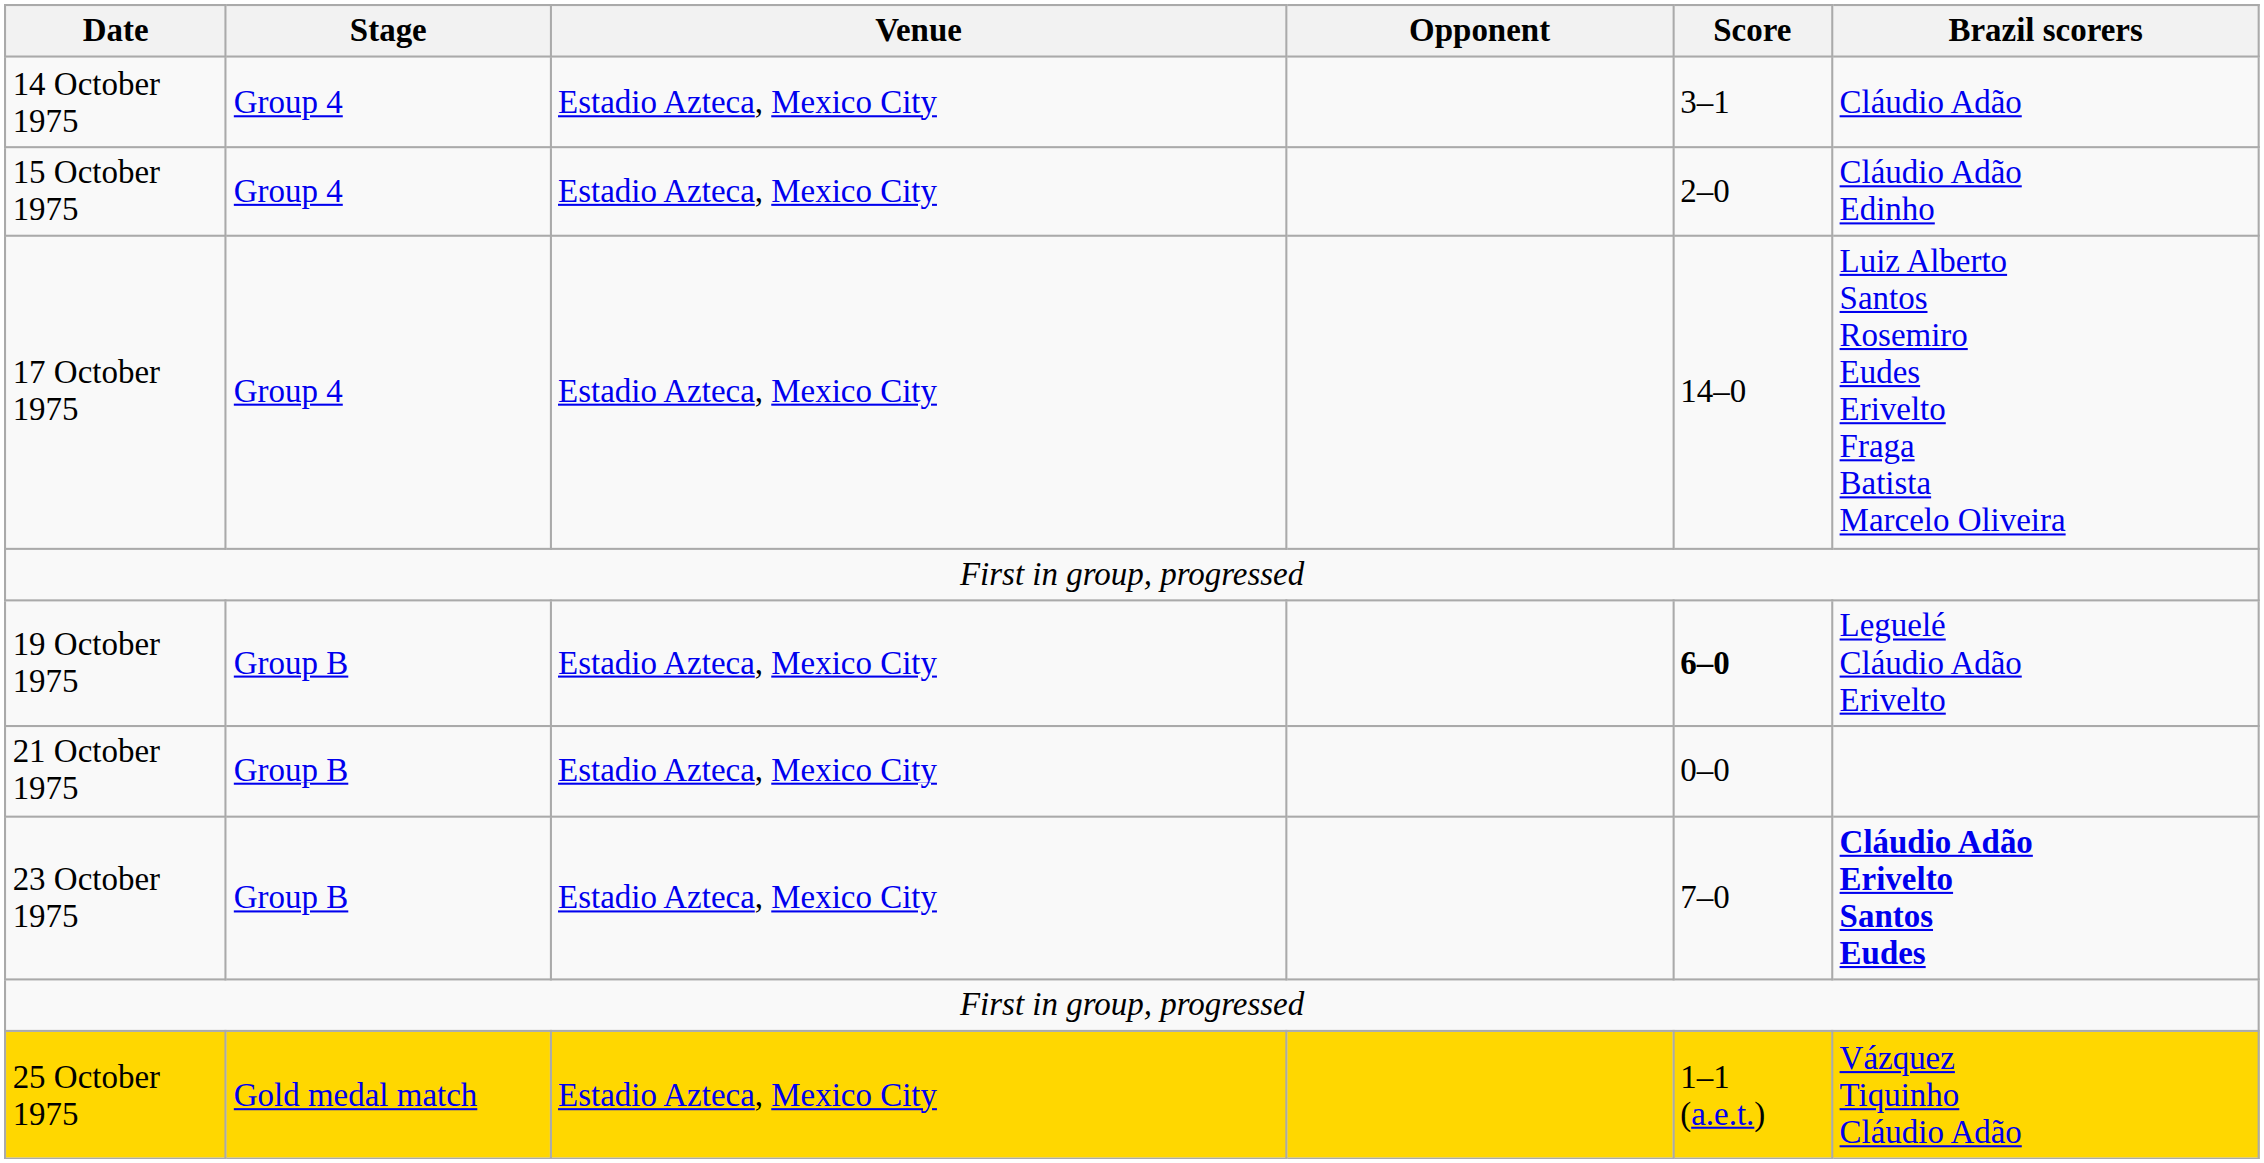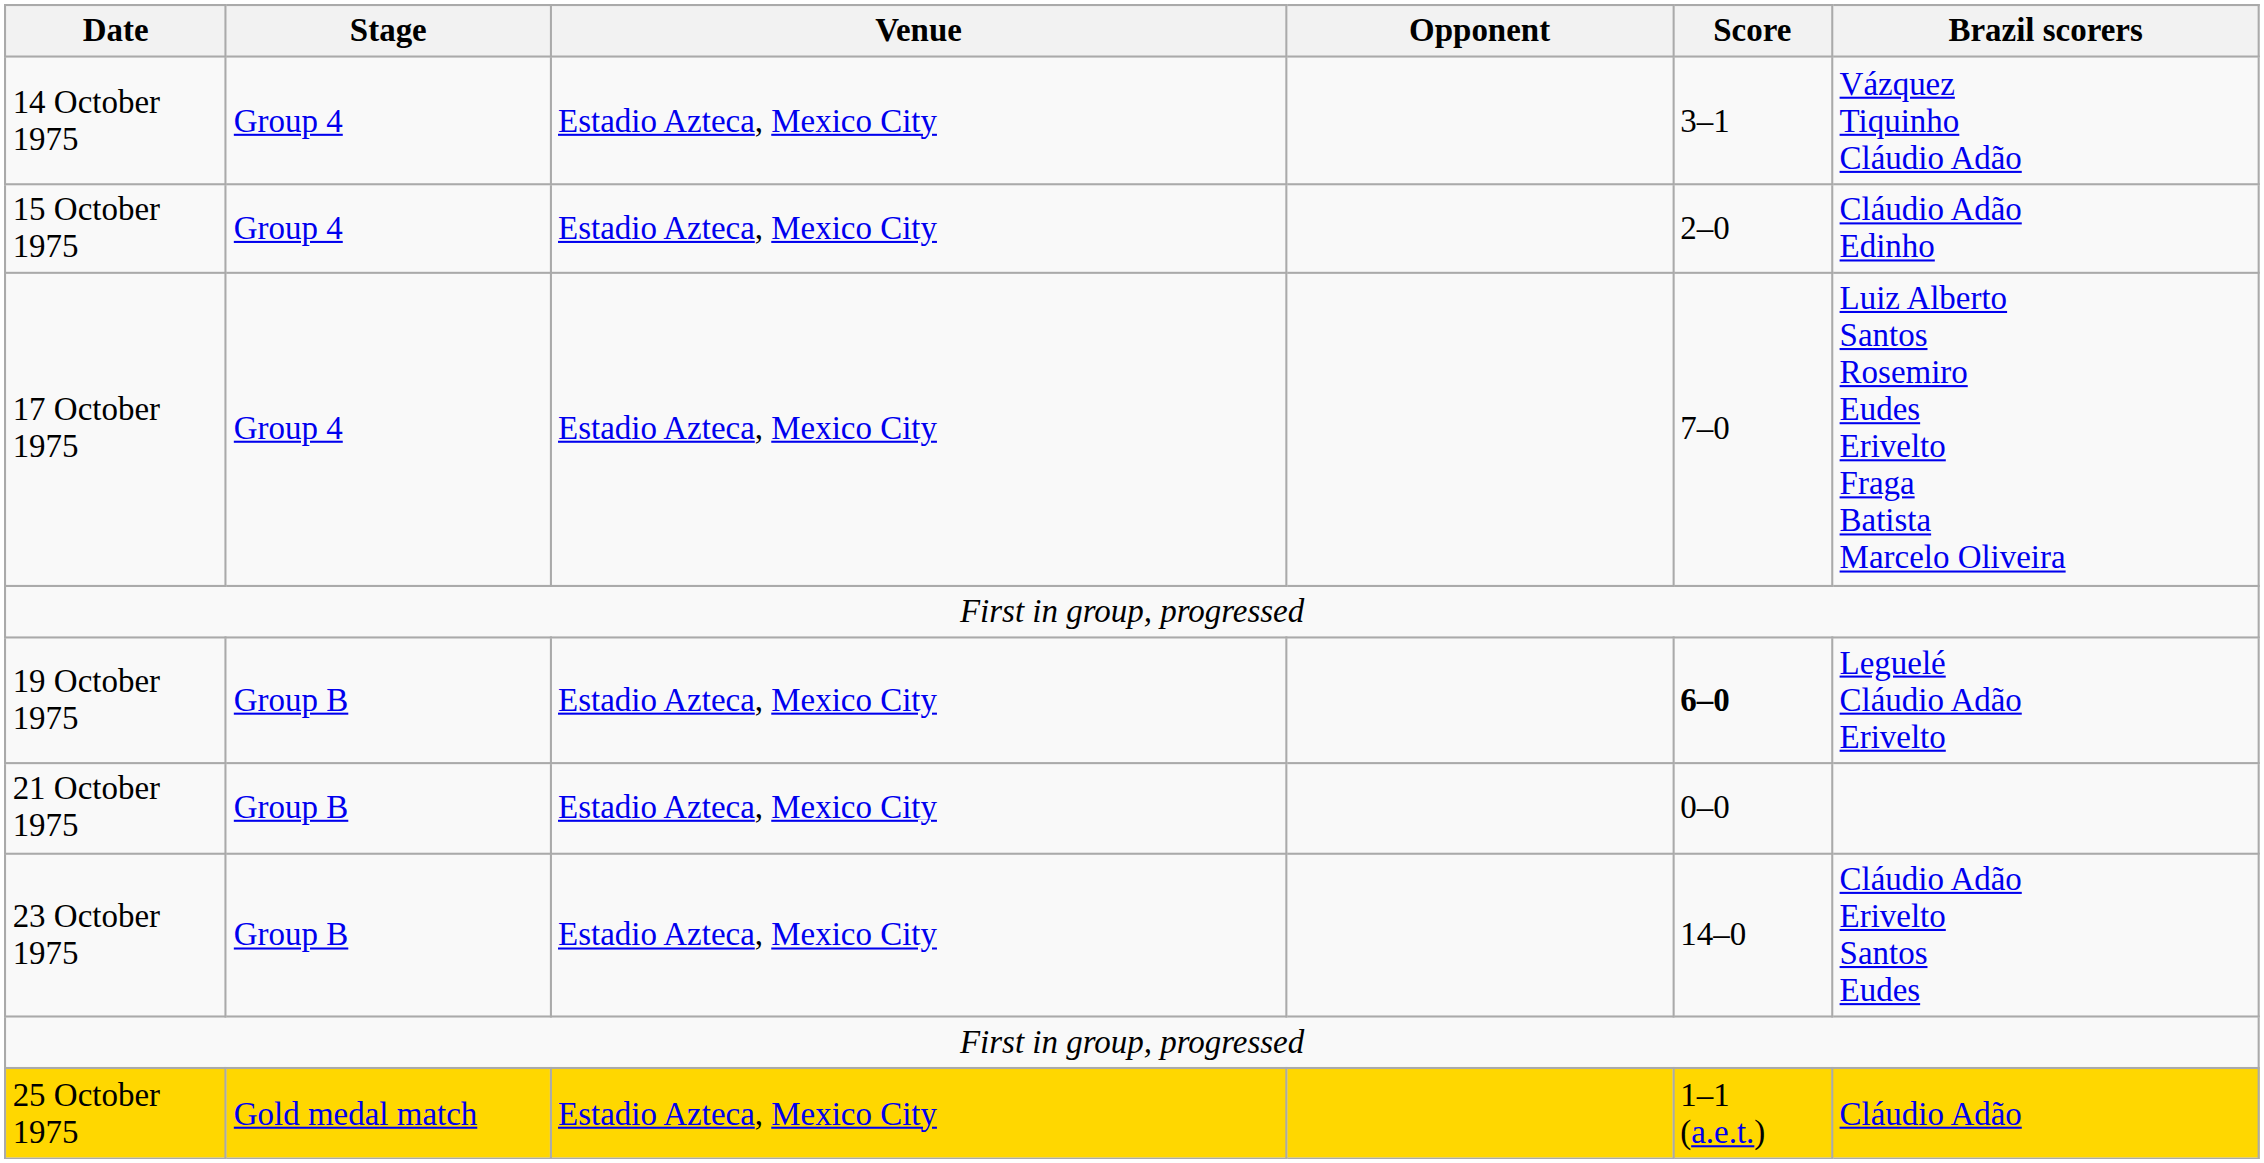(1931, 101) Cláudio Adão -> (1931, 119) Vázquez Tiquinho Cláudio Adão
(1713, 391) 14–0 -> (1705, 428) 7–0
(1705, 897) 7–0 -> (1713, 934) 14–0
(1936, 897) bold -> (1931, 934) normal
(1931, 1094) Vázquez Tiquinho Cláudio Adão -> (1931, 1112) Cláudio Adão
